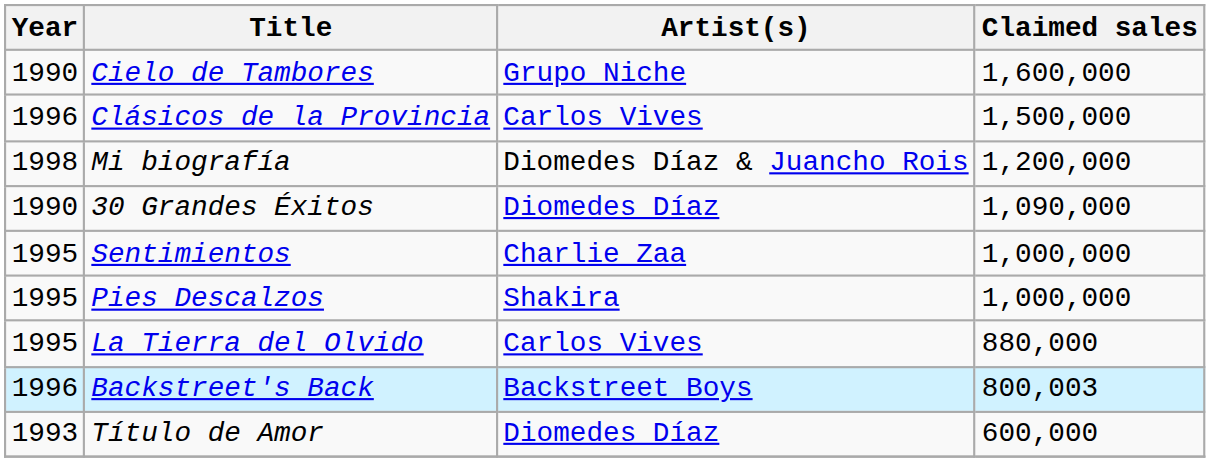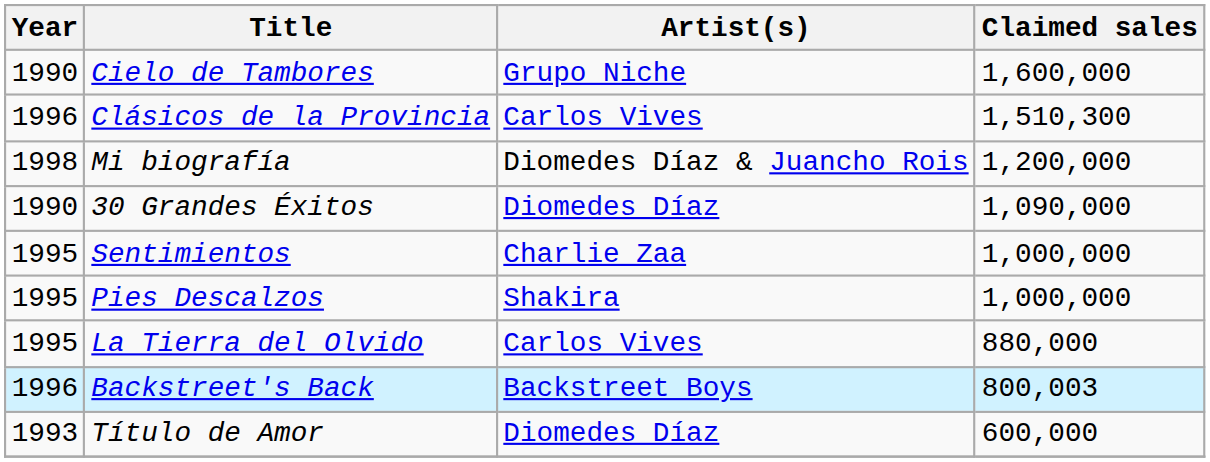(1057, 118) 1,500,000 -> (1057, 118) 1,510,300
